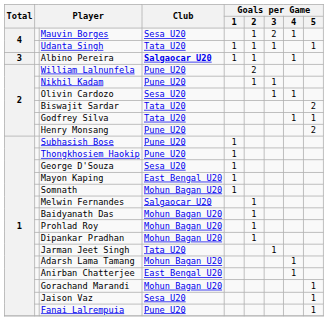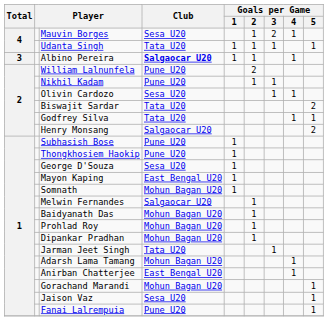(165, 130) Pune U20 -> (178, 130) Salgaocar U20
